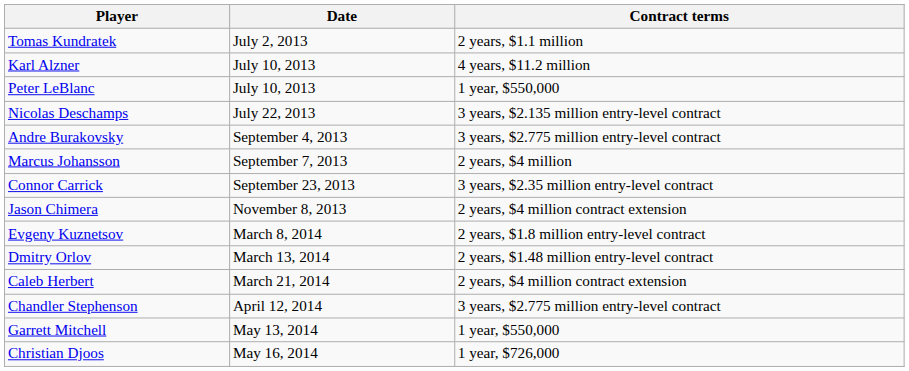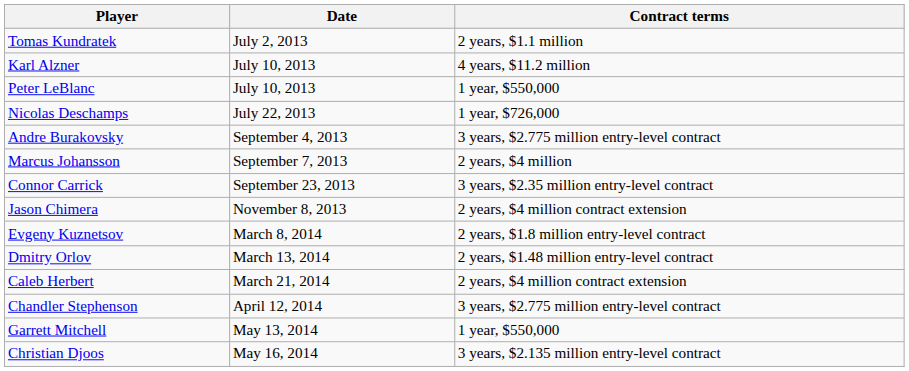(589, 112) 3 years, $2.135 million entry-level contract -> (509, 112) 1 year, $726,000
(509, 354) 1 year, $726,000 -> (589, 354) 3 years, $2.135 million entry-level contract
